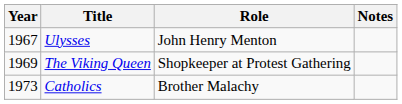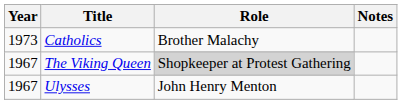rows swapped: (67, 39) <-> (73, 87)
(23, 63) 1969 -> (23, 63) 1967
(254, 63) no background -> (254, 63) lightgrey background
